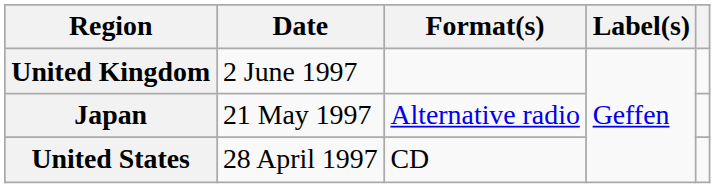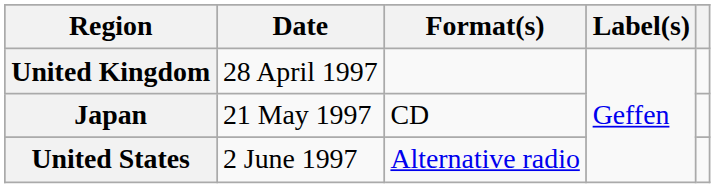(290, 70) 2 June 1997 -> (300, 70) 28 April 1997
(485, 114) Alternative radio -> (410, 114) CD
(300, 159) 28 April 1997 -> (290, 159) 2 June 1997
(410, 159) CD -> (485, 159) Alternative radio
